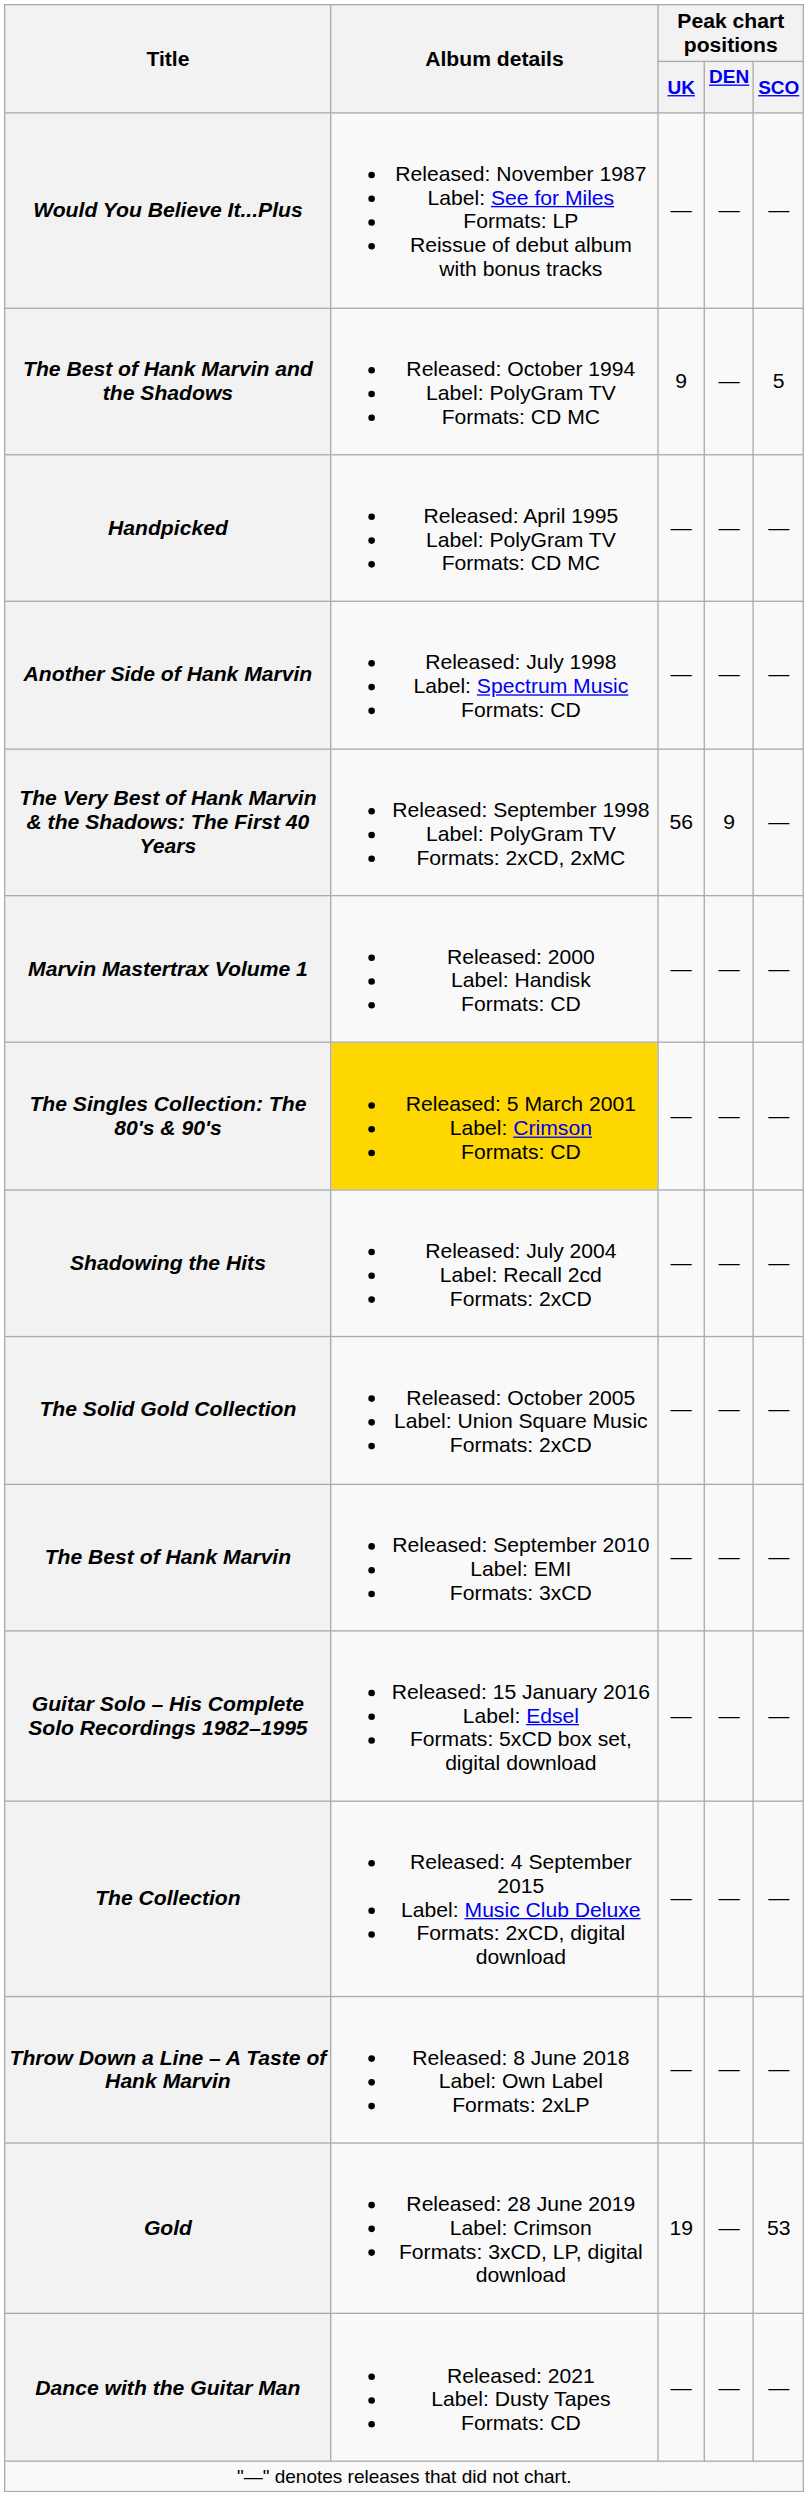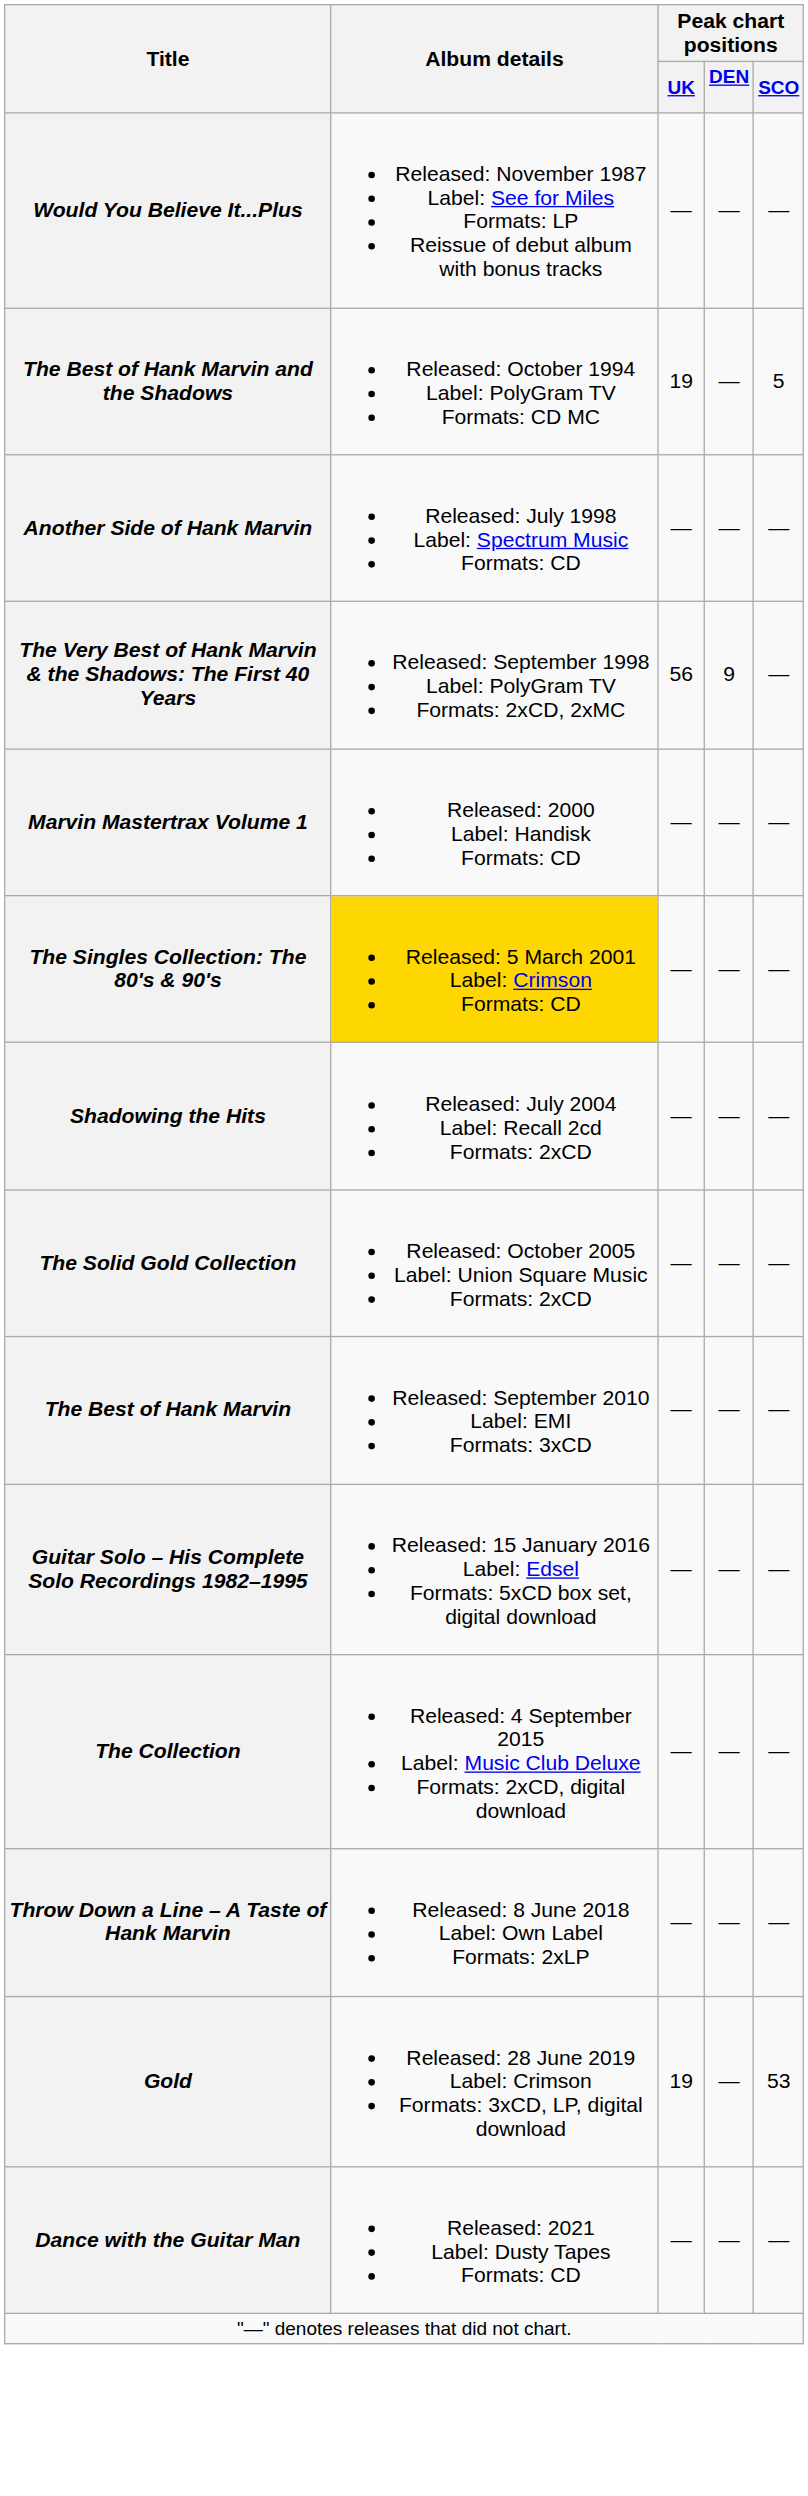(681, 380) 9 -> (681, 380) 19
- row: (168, 527)
